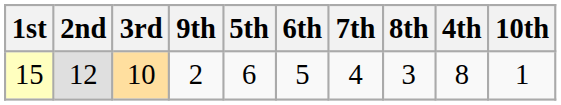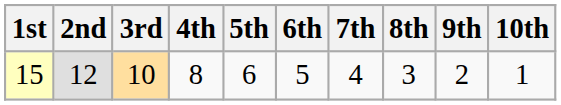columns swapped: (462, 27) <-> (196, 27)
